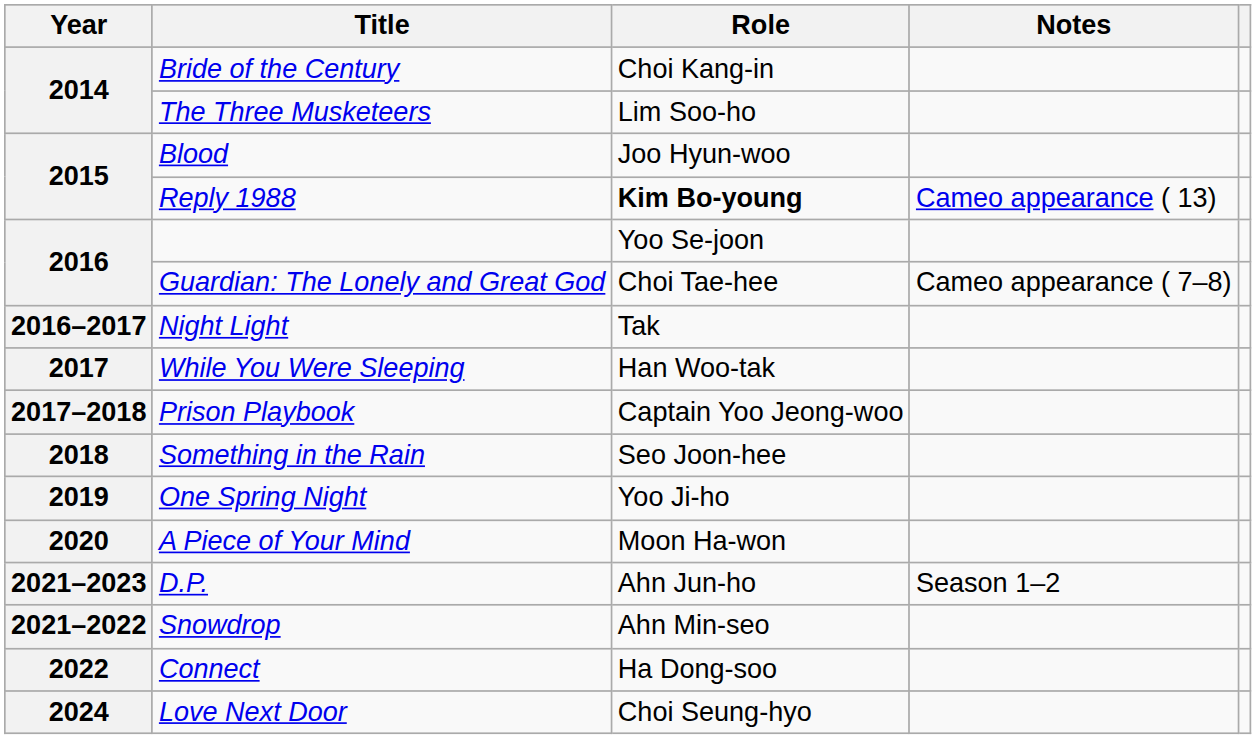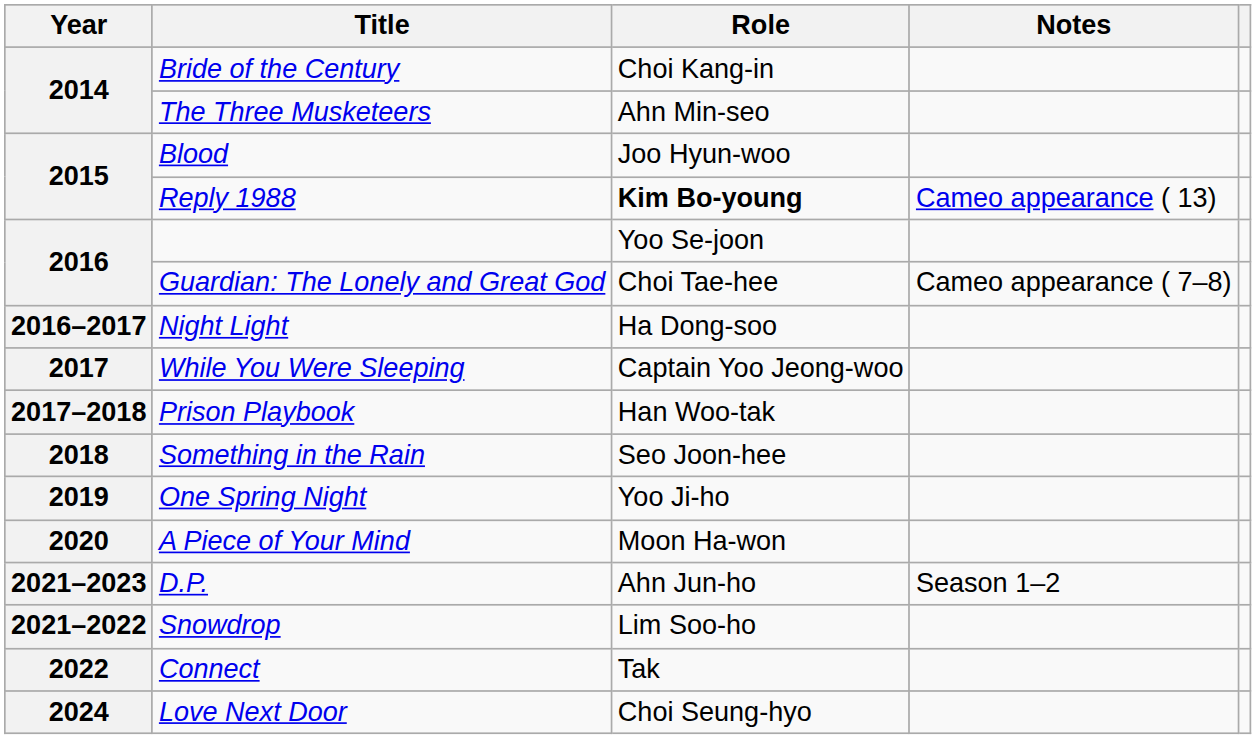(687, 111) Lim Soo-ho -> (694, 111) Ahn Min-seo
(639, 326) Tak -> (697, 326) Ha Dong-soo
(696, 369) Han Woo-tak -> (761, 369) Captain Yoo Jeong-woo
(761, 411) Captain Yoo Jeong-woo -> (696, 411) Han Woo-tak
(694, 626) Ahn Min-seo -> (687, 626) Lim Soo-ho
(697, 669) Ha Dong-soo -> (639, 669) Tak
